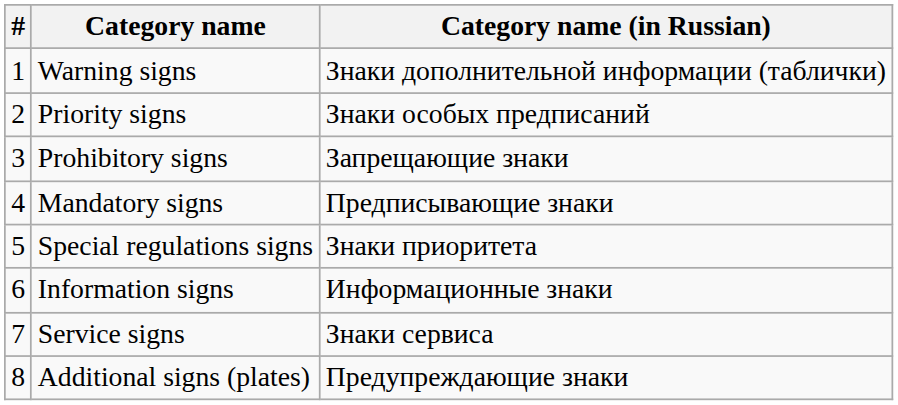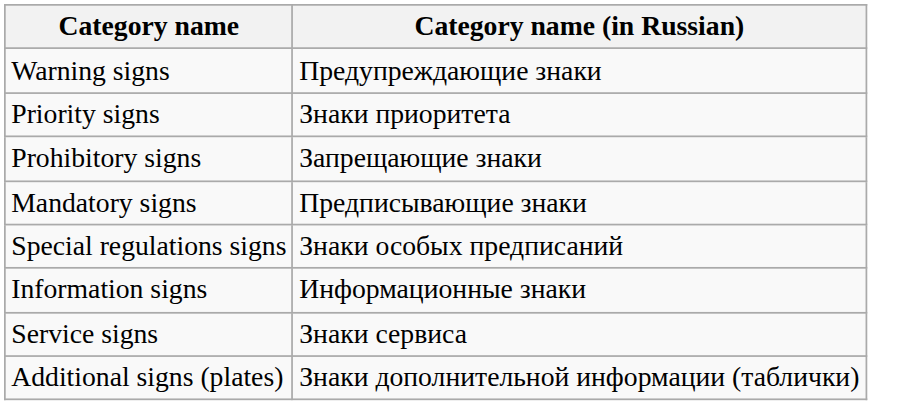- column: (18, 26)
(606, 70) Знаки дополнительной информации (таблички) -> (450, 70) Предупреждающие знаки
(488, 114) Знаки особых предписаний -> (405, 114) Знаки приоритета
(431, 245) Знаки приоритета -> (461, 245) Знаки особых предписаний
(477, 377) Предупреждающие знаки -> (579, 377) Знаки дополнительной информации (таблички)
